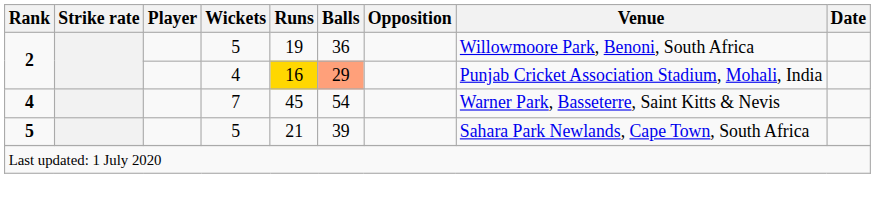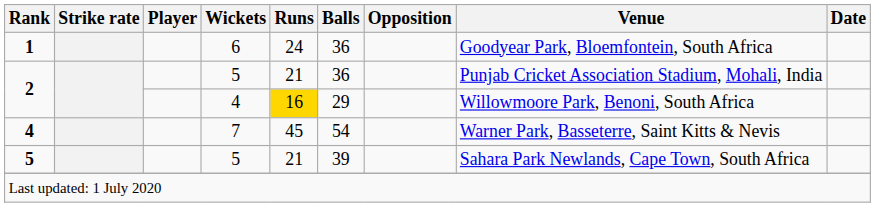+ row: (29, 46)
(294, 46) 19 -> (294, 74) 21
(607, 46) Willowmoore Park, Benoni, South Africa -> (641, 74) Punjab Cricket Association Stadium, Mohali, India
(341, 74) lightsalmon background -> (341, 103) no background
(641, 74) Punjab Cricket Association Stadium, Mohali, India -> (607, 103) Willowmoore Park, Benoni, South Africa
